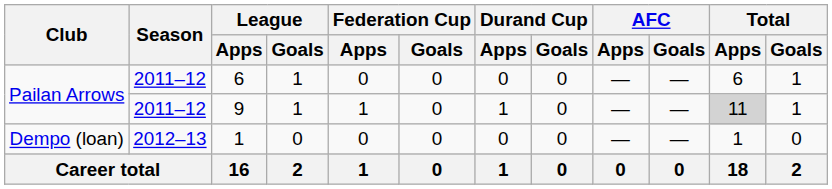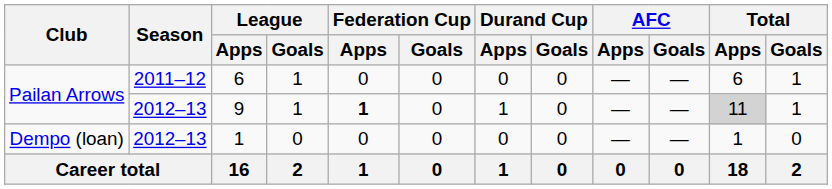(170, 109) 2011–12 -> (170, 109) 2012–13
(363, 109) normal -> (363, 109) bold
